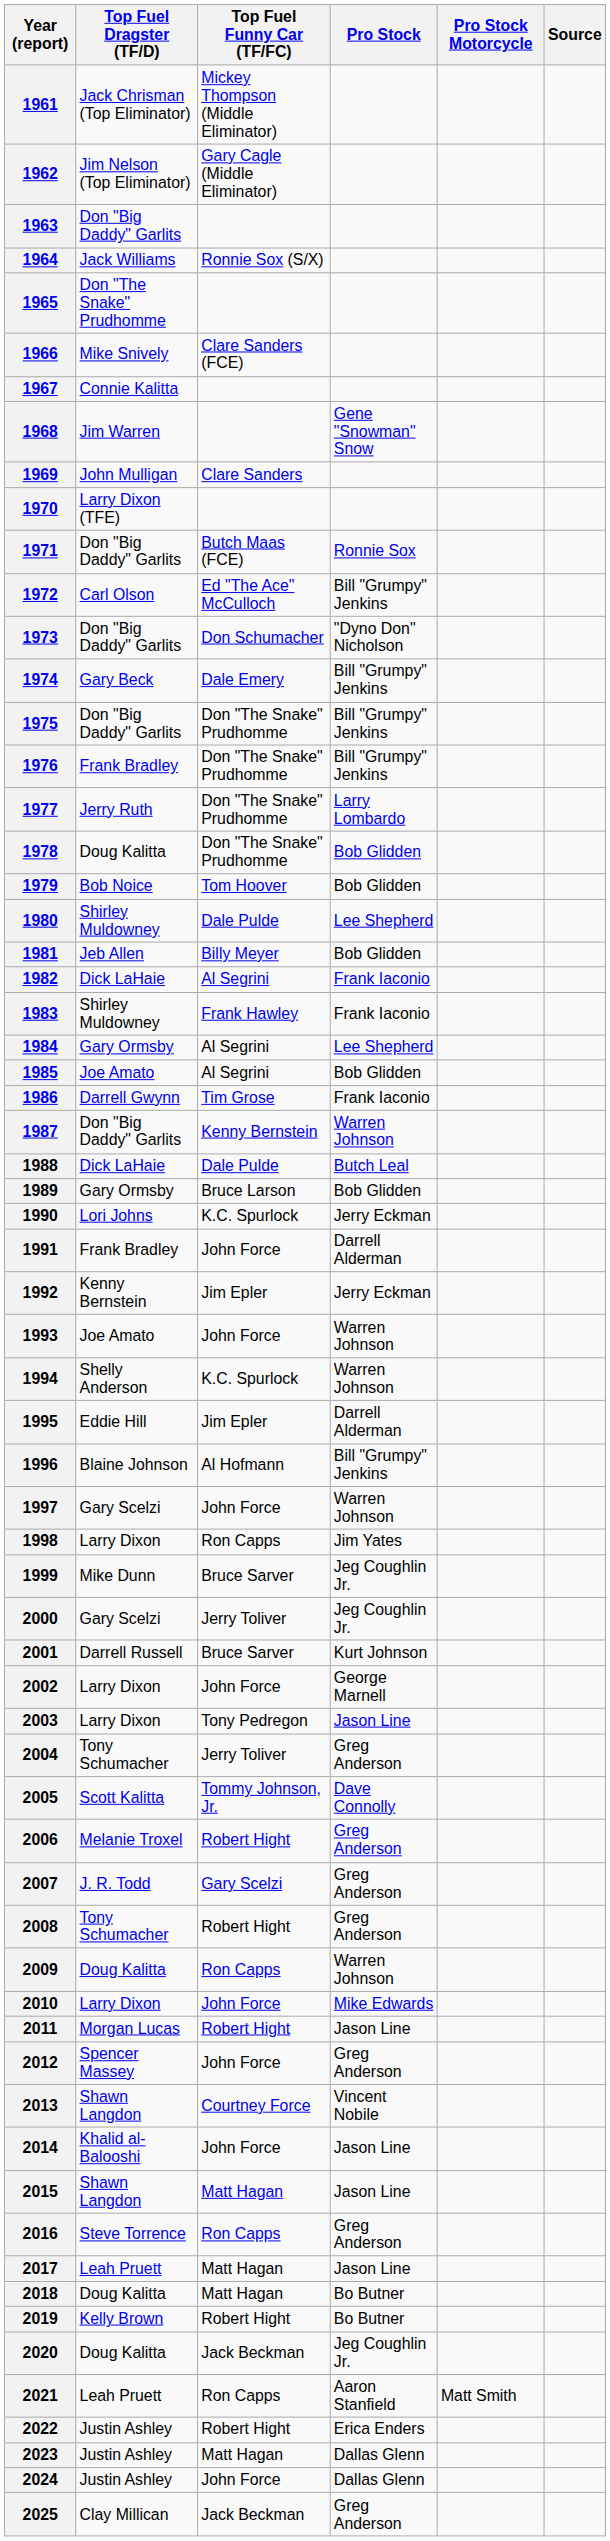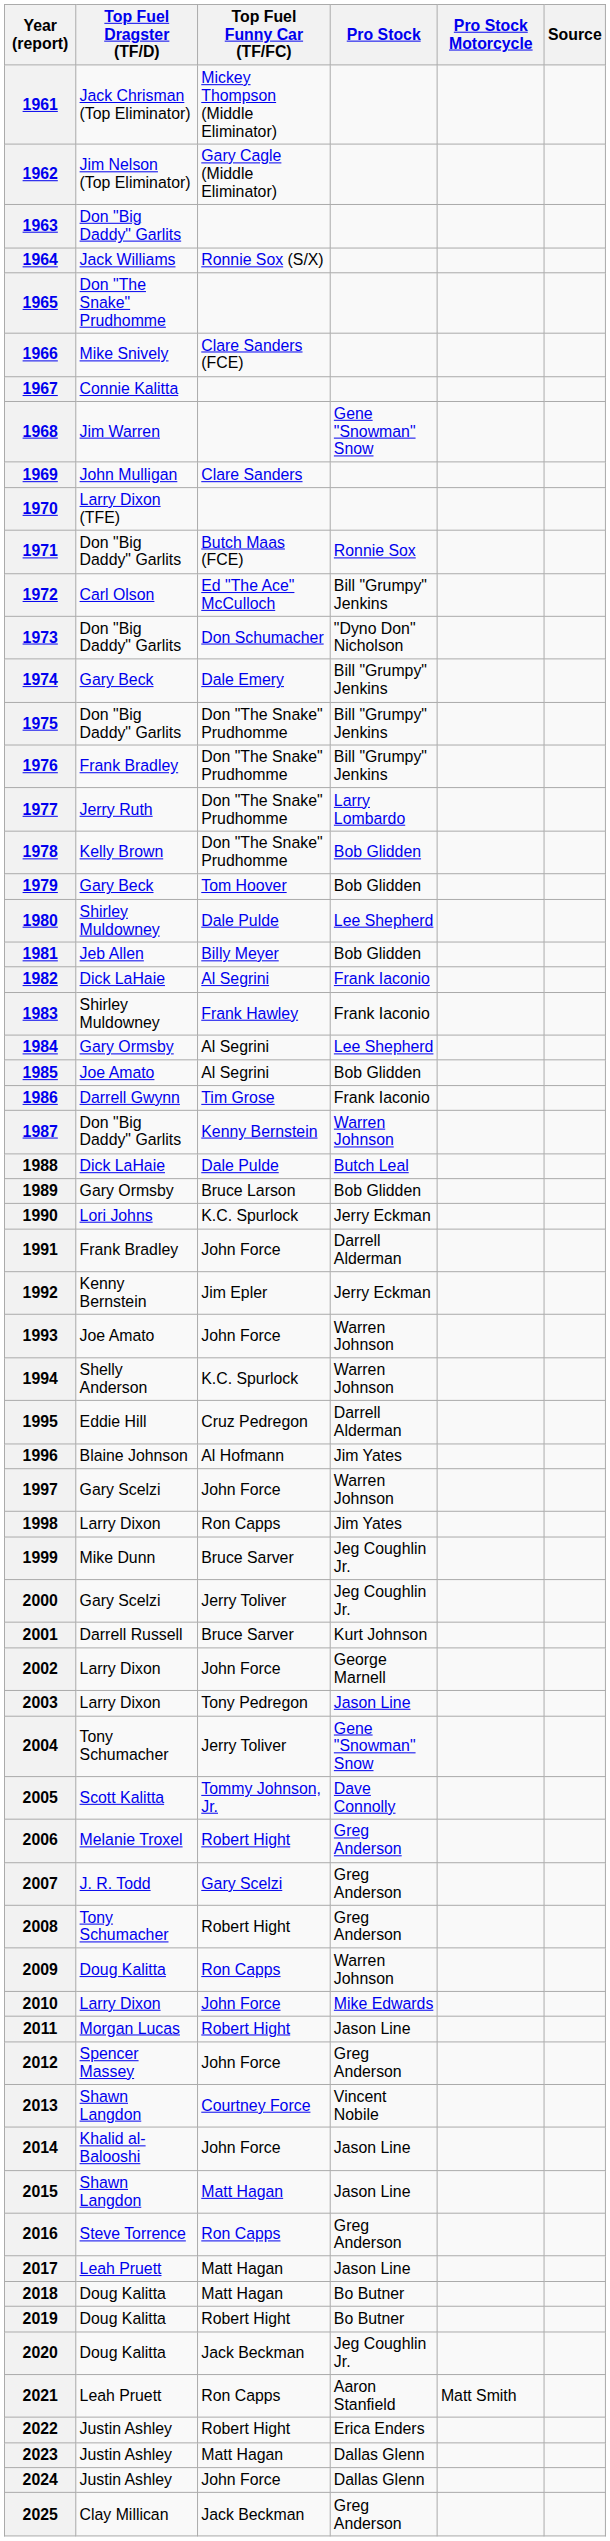(123, 852) Doug Kalitta -> (121, 852) Kelly Brown
(116, 886) Bob Noice -> (117, 886) Gary Beck
(234, 1421) Jim Epler -> (255, 1421) Cruz Pedregon
(380, 1464) Bill "Grumpy" Jenkins -> (368, 1456) Jim Yates
(368, 1755) Greg Anderson -> (375, 1746) Gene "Snowman" Snow
(121, 2318) Kelly Brown -> (123, 2318) Doug Kalitta
